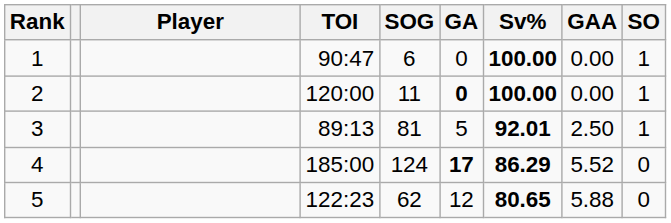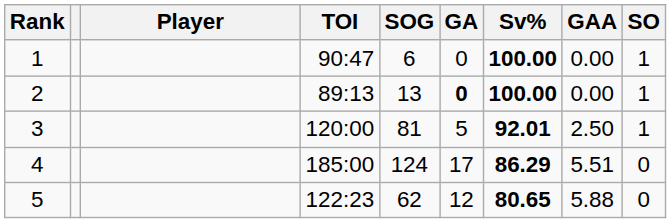(340, 93) 120:00 -> (346, 93) 89:13
(409, 93) 11 -> (409, 93) 13
(346, 128) 89:13 -> (340, 128) 120:00
(461, 164) bold -> (461, 164) normal
(592, 164) 5.52 -> (592, 164) 5.51
